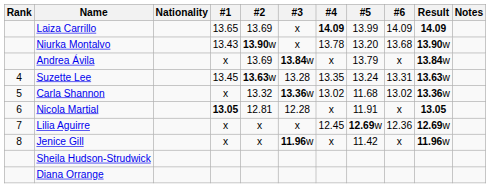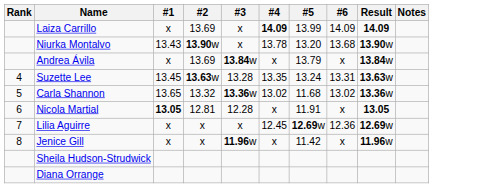- column: (182, 12)
(225, 28) 13.65 -> (168, 28) x
(225, 93) x -> (168, 93) 13.65
